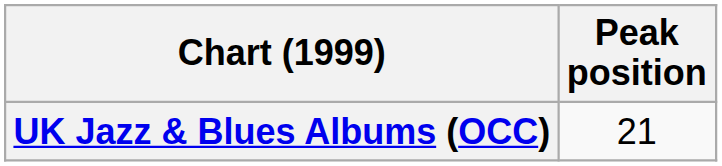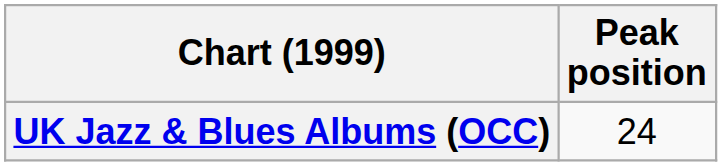(637, 130) 21 -> (637, 130) 24
